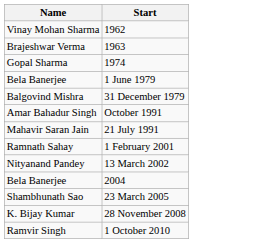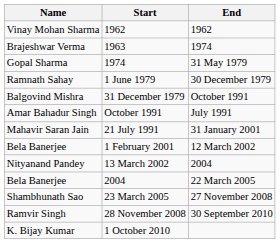+ column: (232, 12)
(37, 79) Bela Banerjee -> (40, 79) Ramnath Sahay
(40, 146) Ramnath Sahay -> (37, 146) Bela Banerjee
(41, 213) K. Bijay Kumar -> (36, 213) Ramvir Singh
(36, 230) Ramvir Singh -> (41, 230) K. Bijay Kumar
